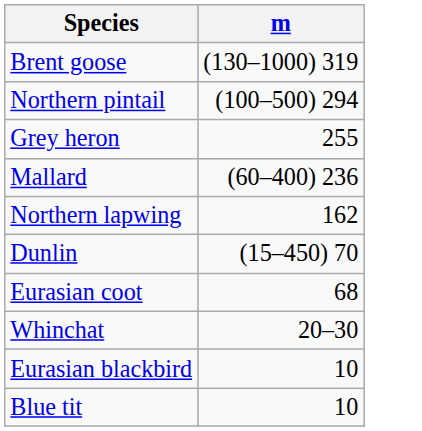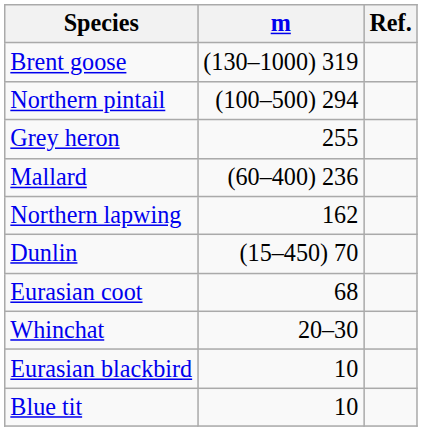+ column: (391, 23)
